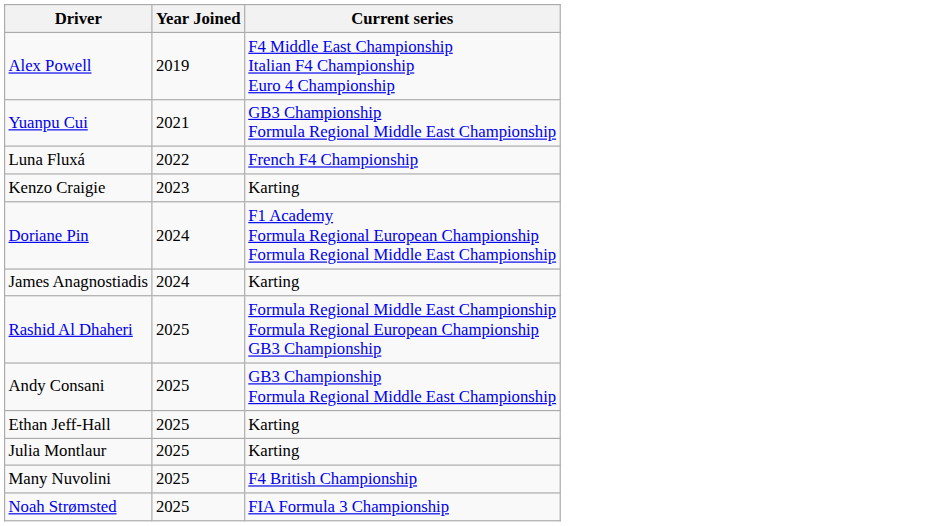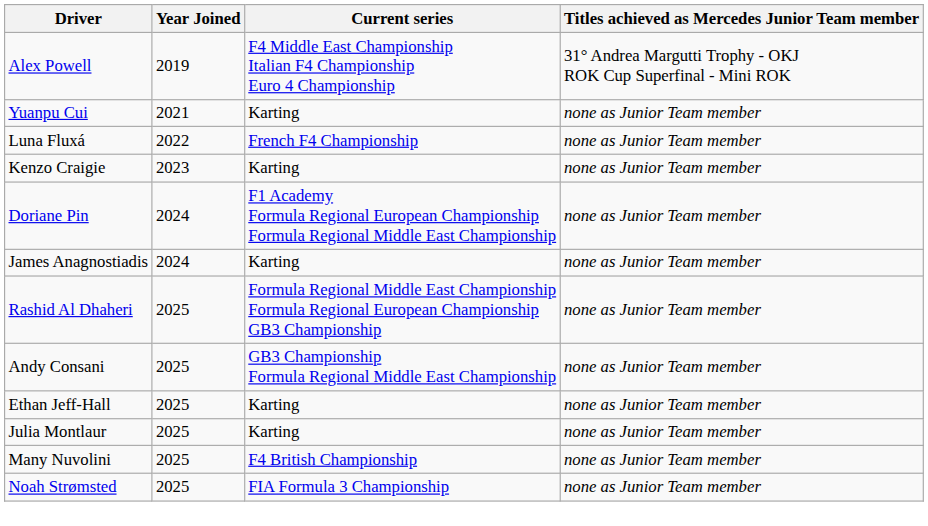+ column: (742, 18)
(402, 123) GB3 Championship Formula Regional Middle East Championship -> (274, 113) Karting
